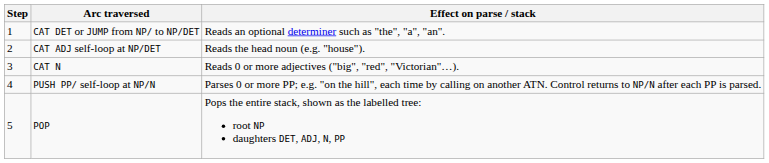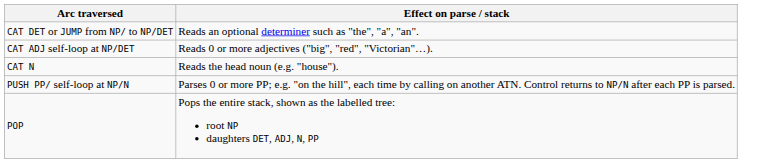- column: (18, 13)
(285, 48) Reads the head noun (e.g. "house"). -> (306, 48) Reads 0 or more adjectives ("big", "red", "Victorian"…).
(332, 66) Reads 0 or more adjectives ("big", "red", "Victorian"…). -> (258, 66) Reads the head noun (e.g. "house").
